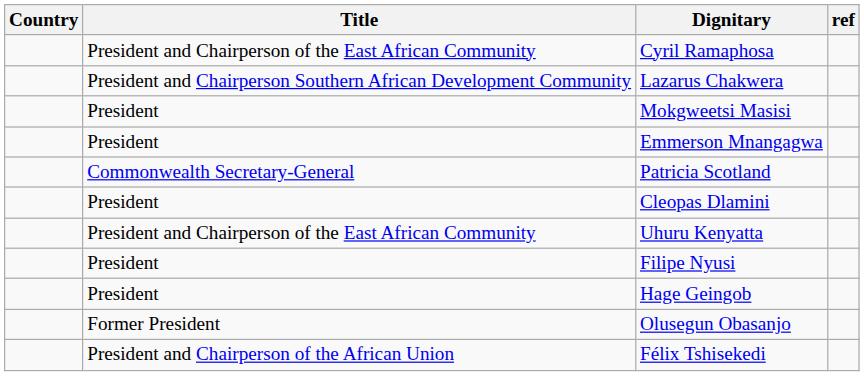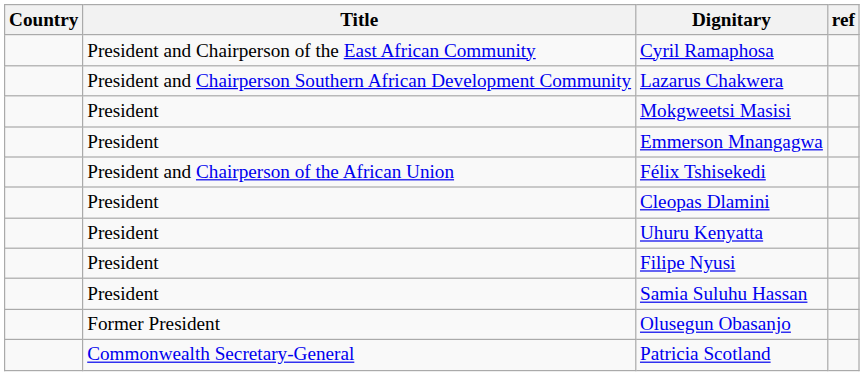rows swapped: (703, 354) <-> (705, 171)
(311, 232) President and Chairperson of the East African Community -> (123, 232) President
- row: (696, 293)
+ row: (724, 293)
